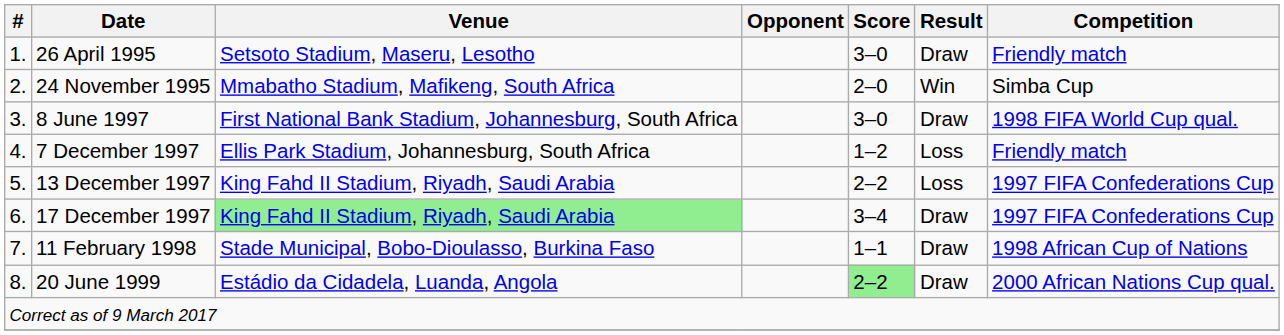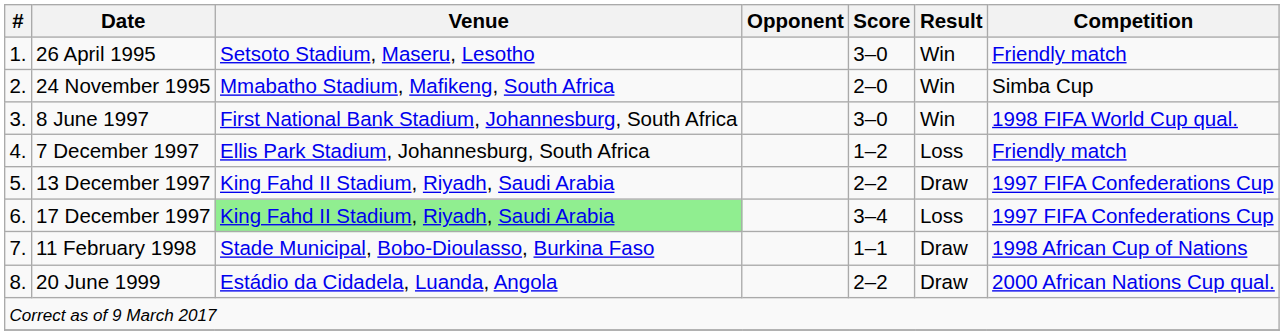(944, 54) Draw -> (938, 54) Win
(944, 119) Draw -> (938, 119) Win
(942, 184) Loss -> (944, 184) Draw
(944, 216) Draw -> (942, 216) Loss
(870, 281) lightgreen background -> (870, 281) no background
